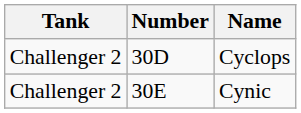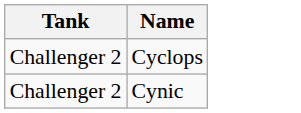- column: (170, 21)
